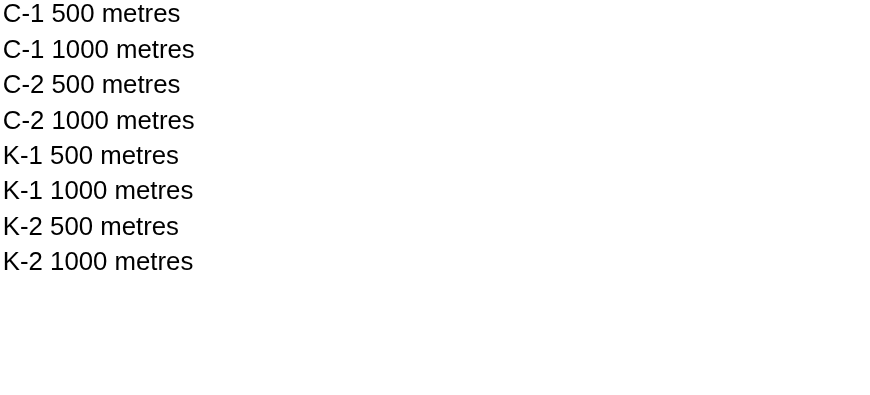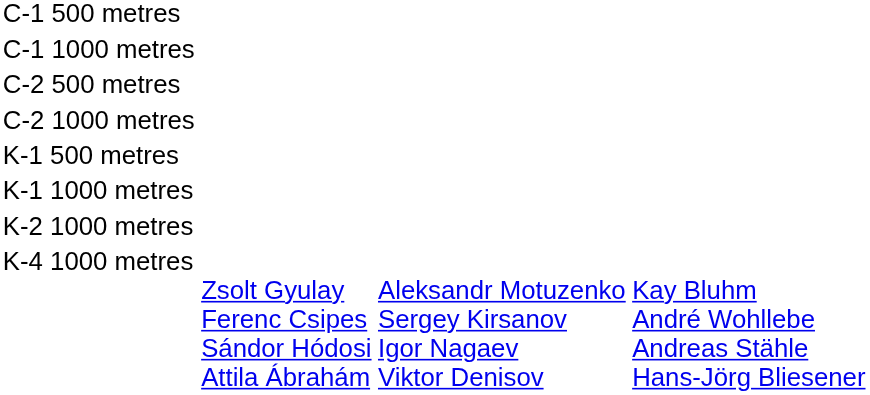- row: (91, 226)
+ row: (98, 261)
